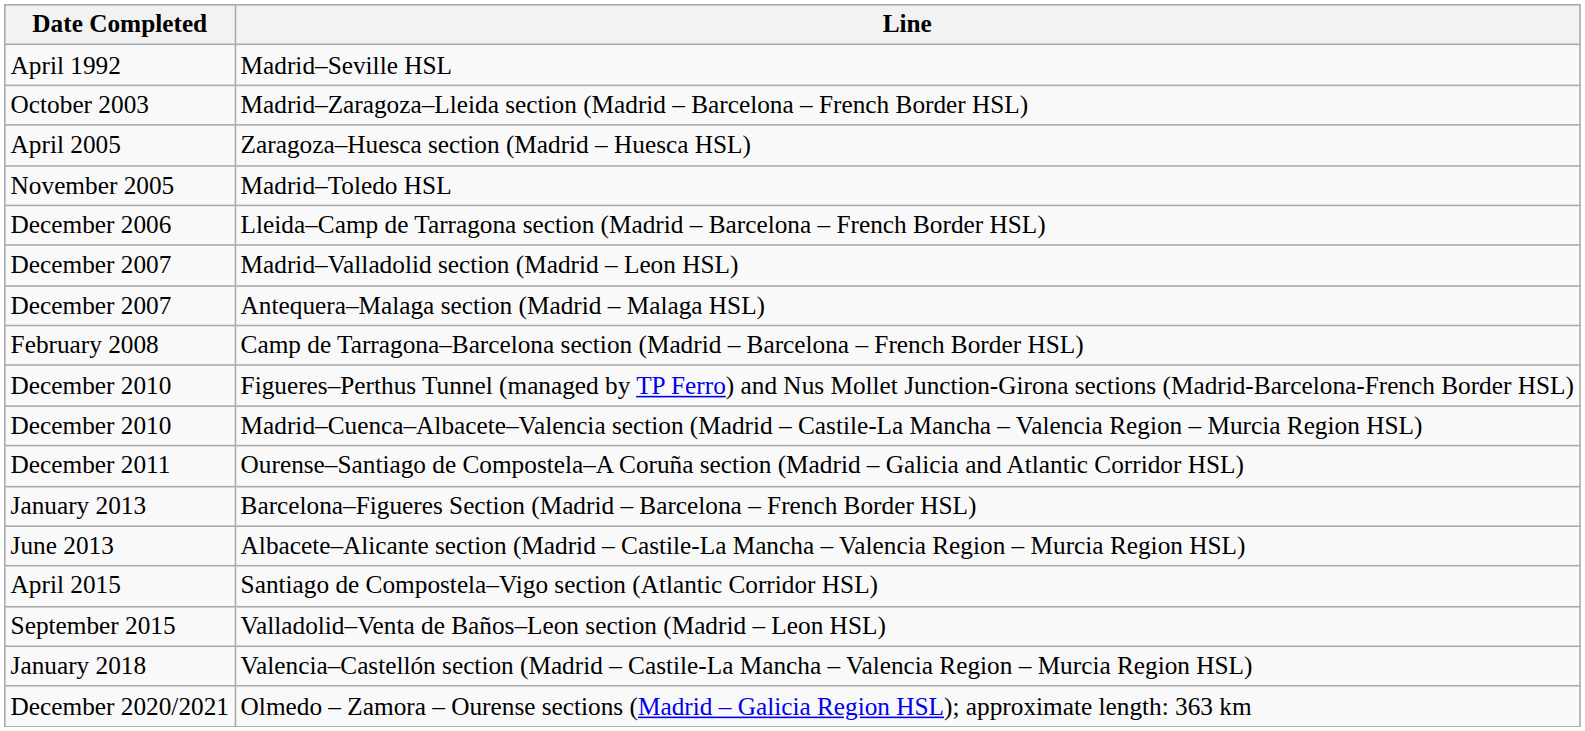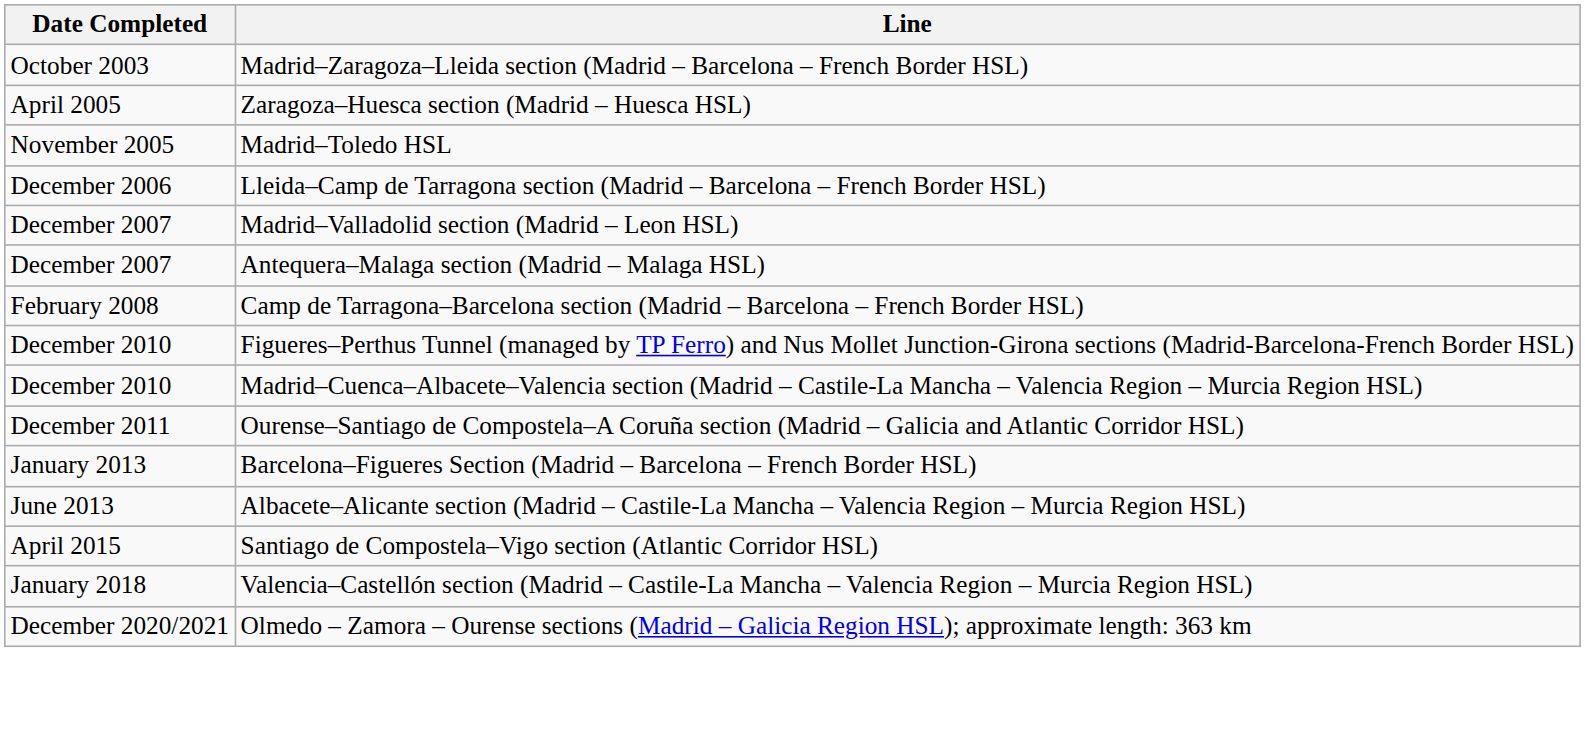- row: (346, 64)
- row: (563, 625)
